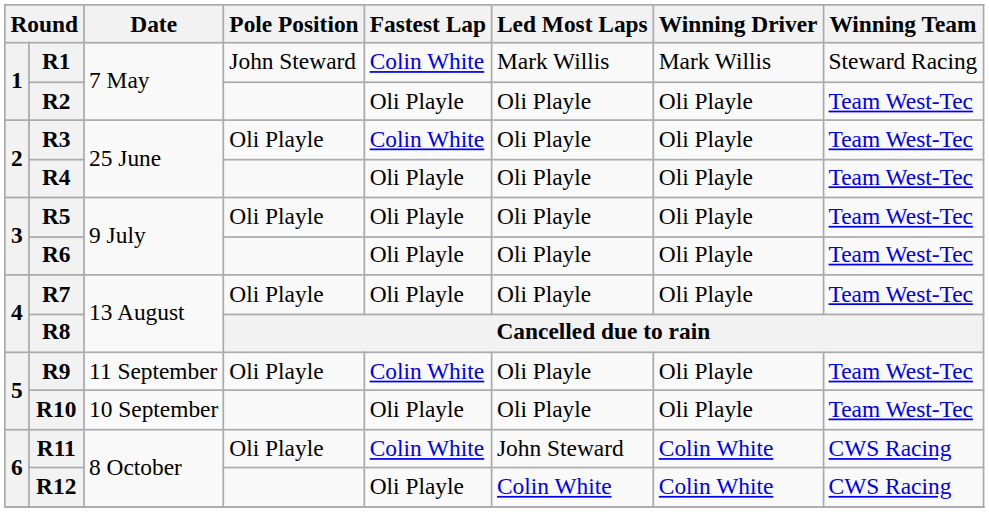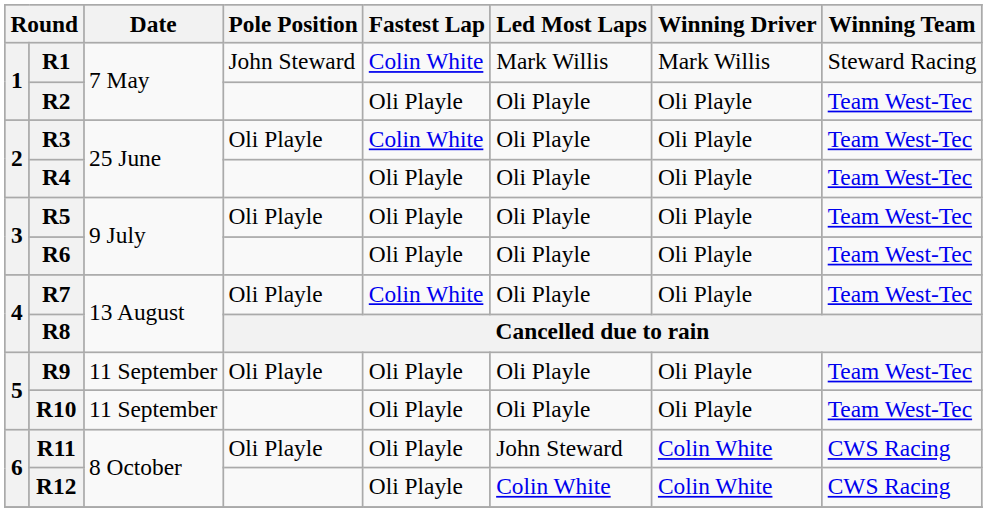(417, 293) Oli Playle -> (426, 293) Colin White
(427, 370) Colin White -> (416, 370) Oli Playle
(154, 409) 10 September -> (153, 409) 11 September
(427, 447) Colin White -> (416, 447) Oli Playle
